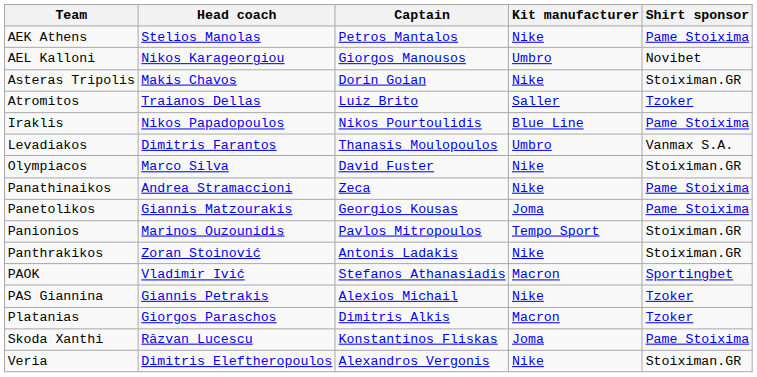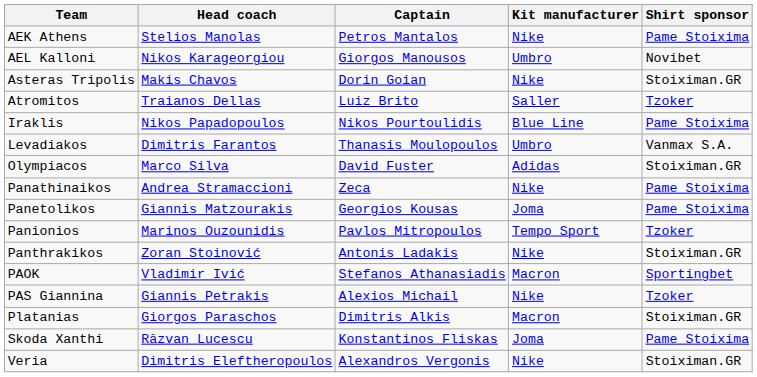(528, 167) Nike -> (536, 167) Adidas
(693, 231) Stoiximan.GR -> (670, 231) Tzoker
(670, 318) Tzoker -> (693, 318) Stoiximan.GR
